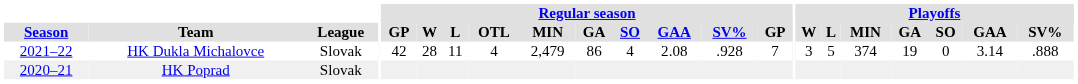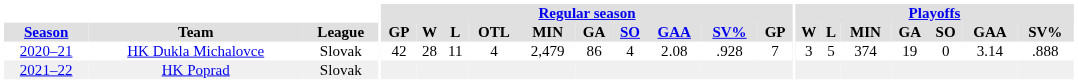(46, 51) 2021–22 -> (46, 51) 2020–21
(46, 69) 2020–21 -> (46, 69) 2021–22
